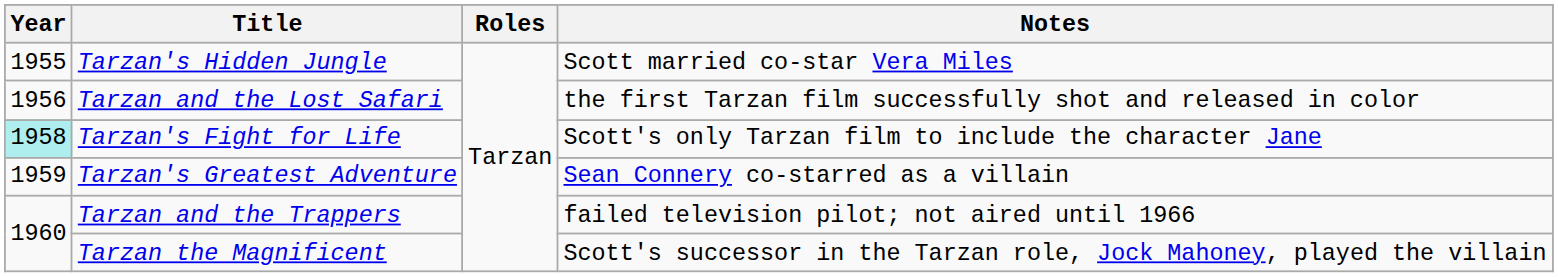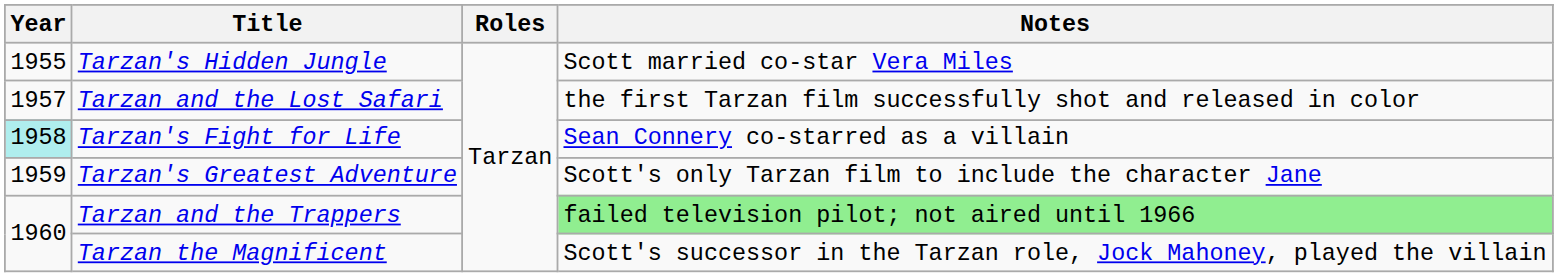(39, 100) 1956 -> (39, 100) 1957
(943, 138) Scott's only Tarzan film to include the character Jane -> (816, 138) Sean Connery co-starred as a villain
(816, 177) Sean Connery co-starred as a villain -> (943, 177) Scott's only Tarzan film to include the character Jane
(879, 215) no background -> (879, 215) lightgreen background
